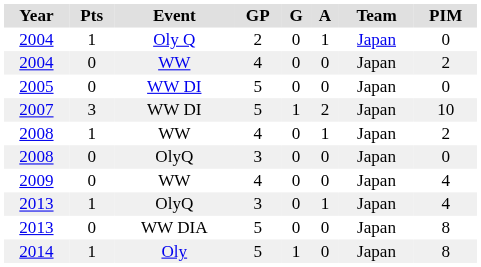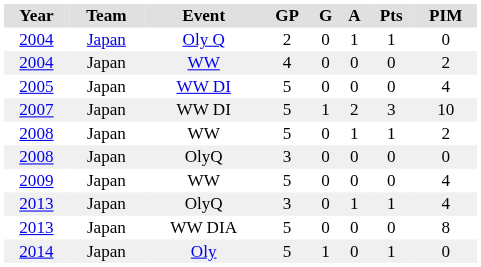columns swapped: (377, 15) <-> (92, 15)
(446, 86) 0 -> (446, 86) 4
(258, 133) 4 -> (287, 133) 5
(258, 180) 4 -> (287, 180) 5
(446, 251) 8 -> (446, 251) 0
